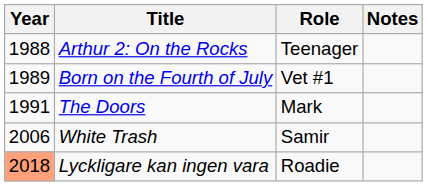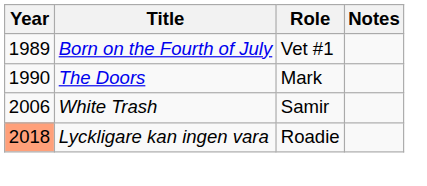- row: (153, 48)
(30, 107) 1991 -> (30, 78) 1990
